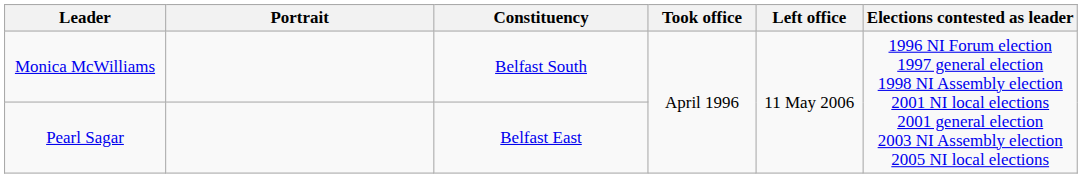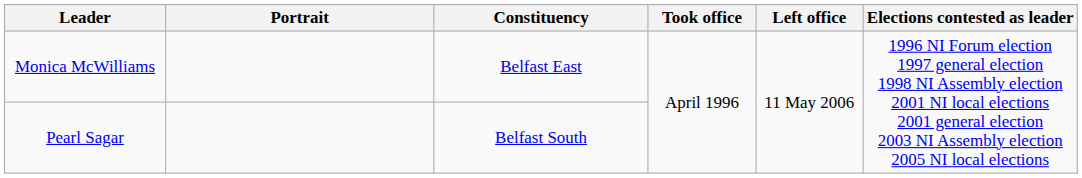(541, 66) Belfast South -> (541, 66) Belfast East
(541, 137) Belfast East -> (541, 137) Belfast South
